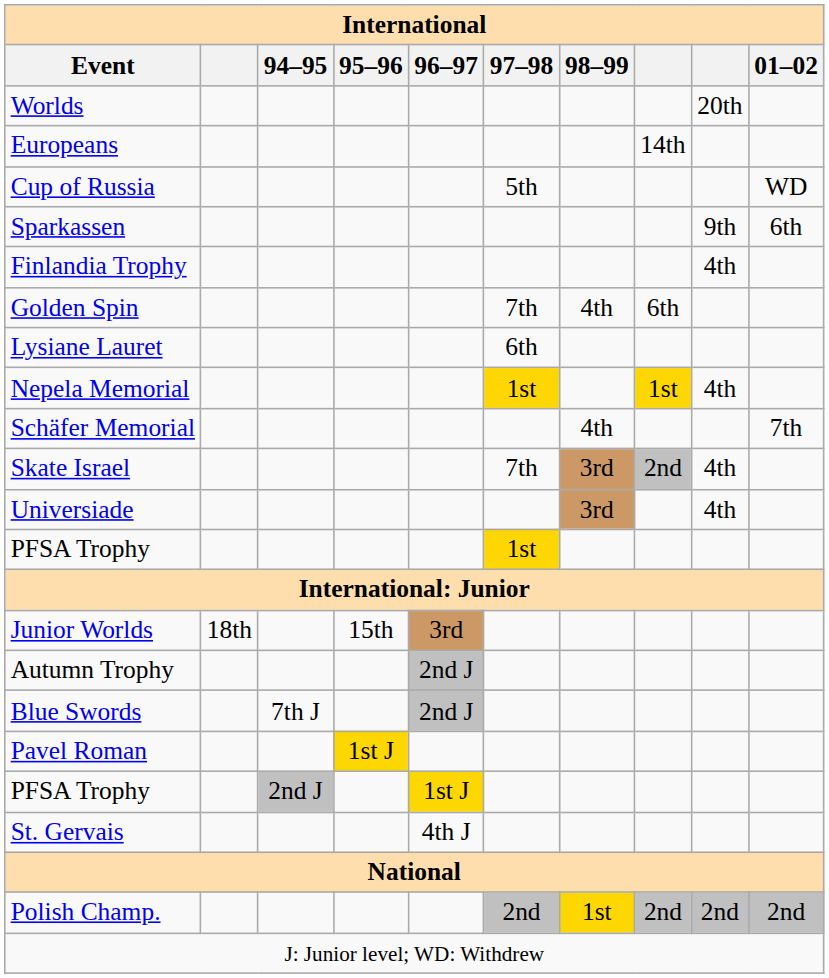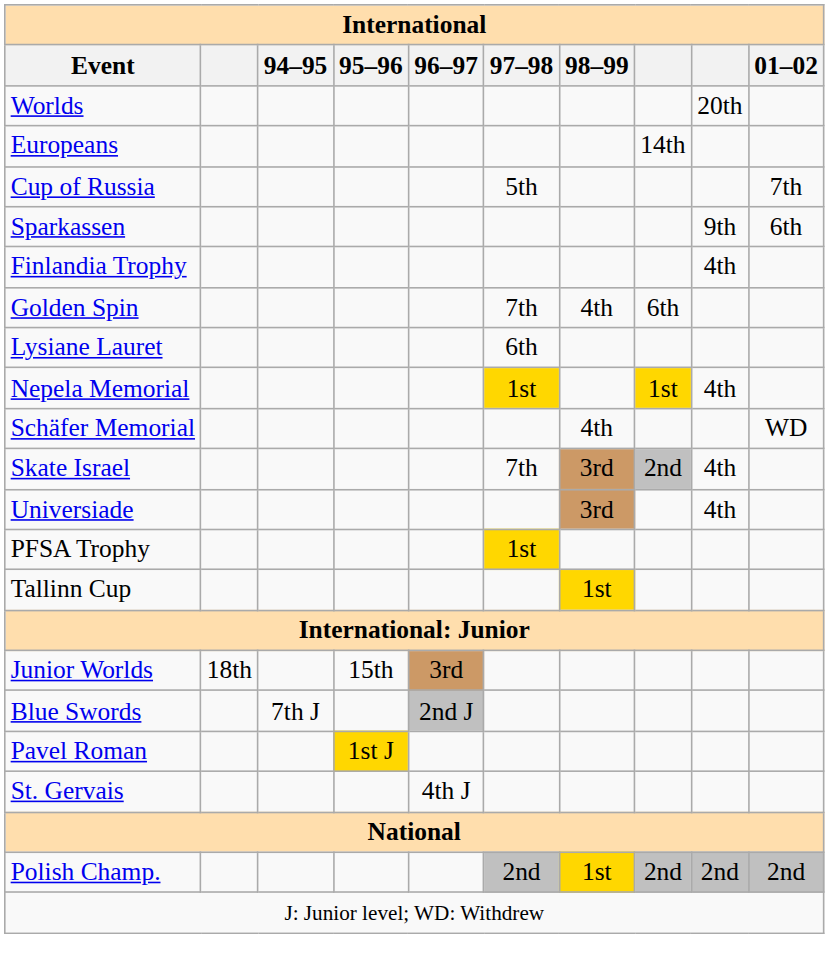(786, 186) WD -> (786, 186) 7th
(786, 428) 7th -> (786, 428) WD
+ row: (71, 589)
- row: (92, 670)
- row: (80, 791)
